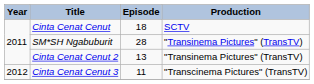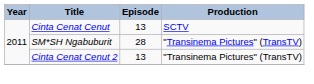(141, 27) 18 -> (140, 27) 13
- row: (75, 72)
